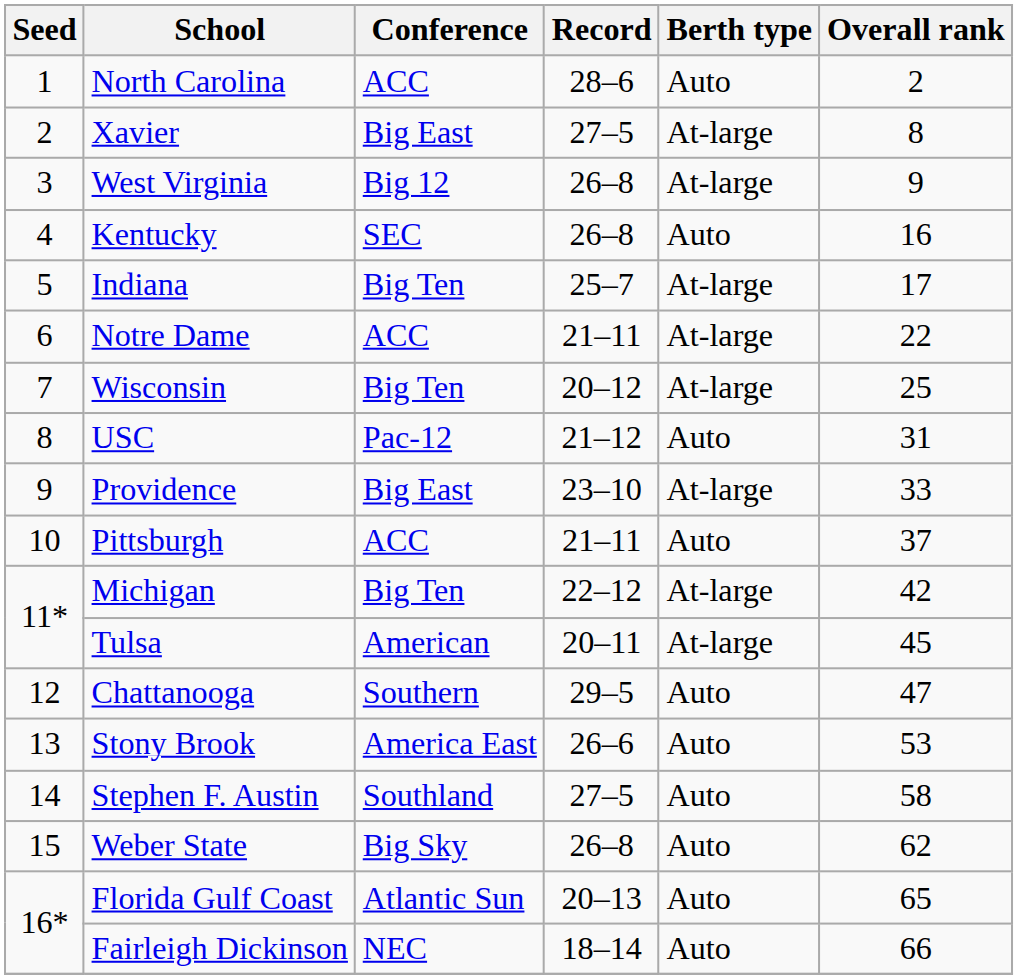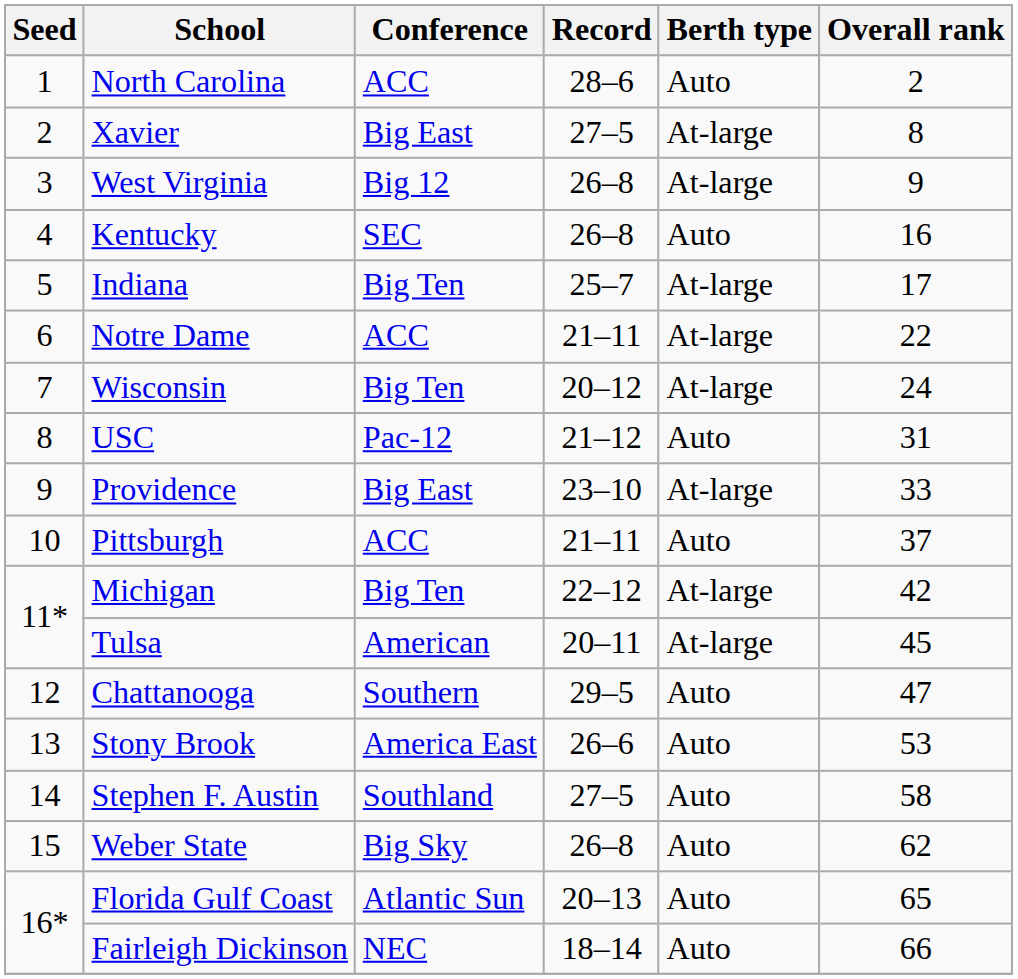(916, 387) 25 -> (916, 387) 24
